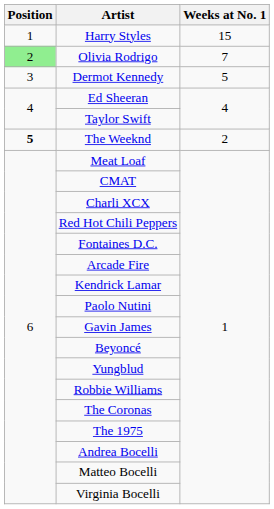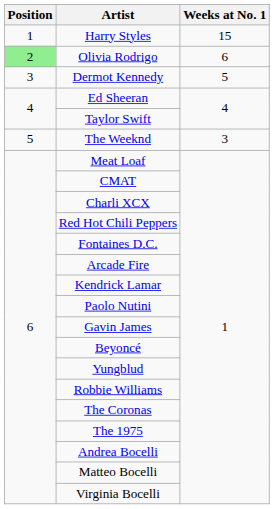(225, 56) 7 -> (225, 56) 6
(30, 139) bold -> (30, 139) normal
(225, 139) 2 -> (225, 139) 3
